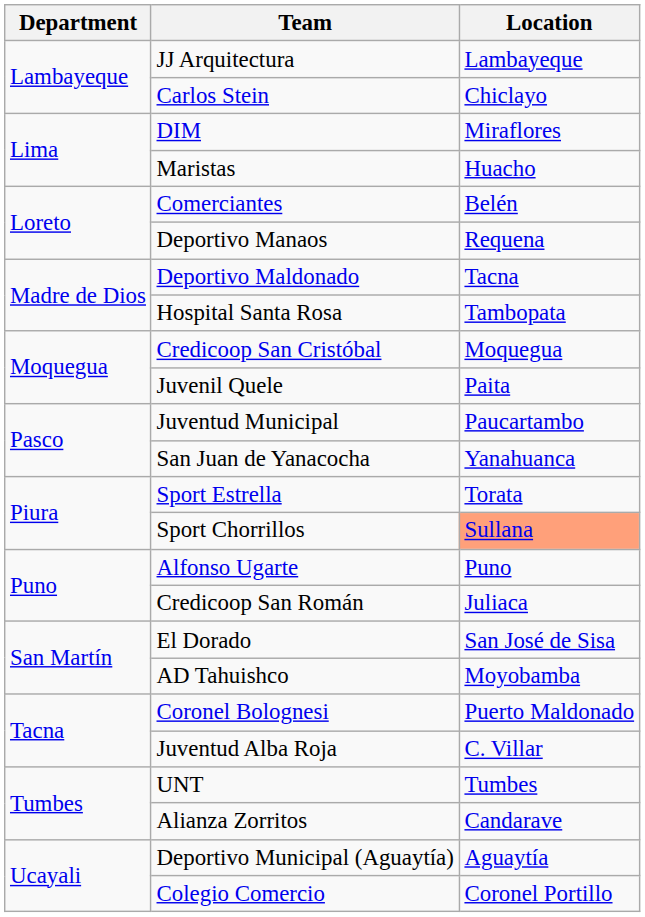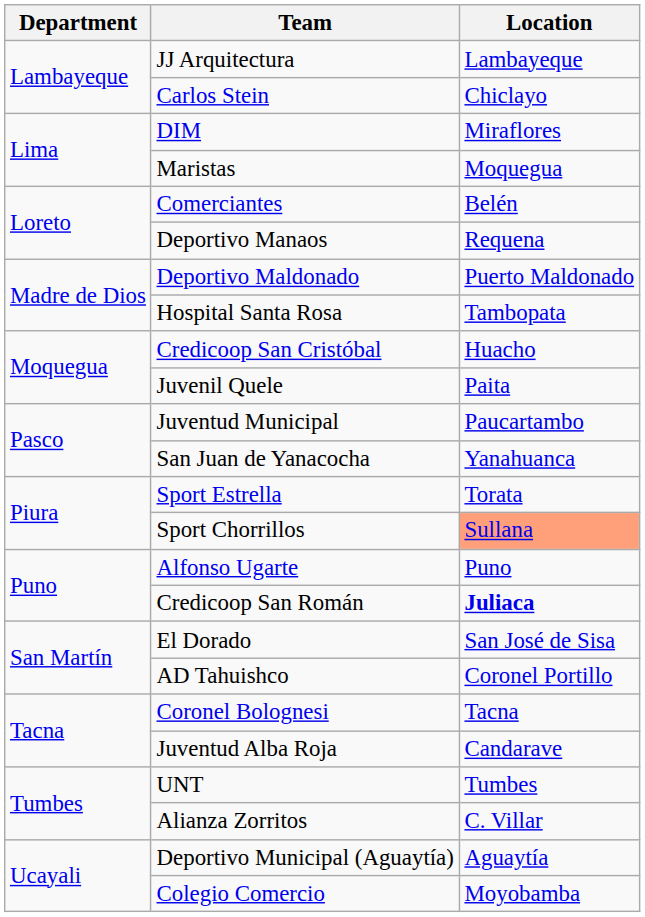(500, 167) Huacho -> (513, 167) Moquegua
(492, 276) Tacna -> (549, 276) Puerto Maldonado
(513, 349) Moquegua -> (500, 349) Huacho
(496, 603) normal -> (499, 603) bold
(522, 675) Moyobamba -> (538, 675) Coronel Portillo
(549, 712) Puerto Maldonado -> (492, 712) Tacna
(504, 748) C. Villar -> (513, 748) Candarave
(513, 820) Candarave -> (504, 820) C. Villar
(538, 893) Coronel Portillo -> (522, 893) Moyobamba
